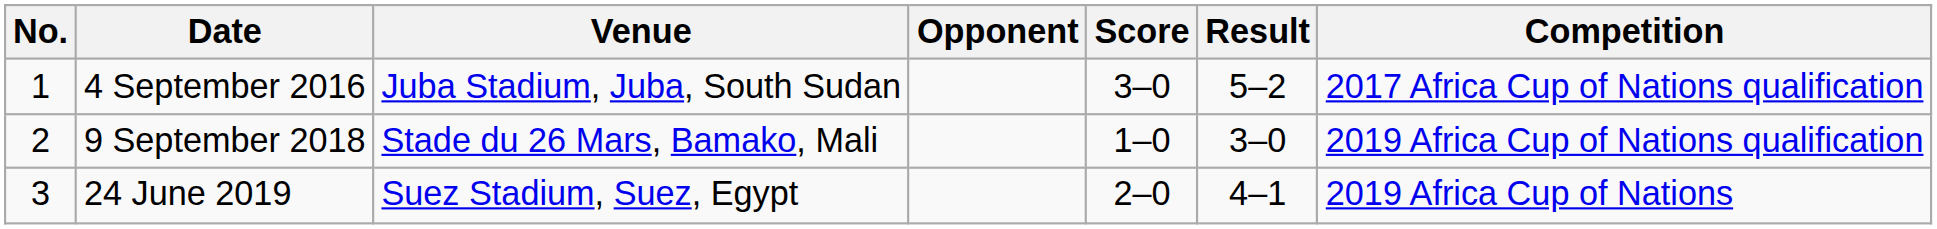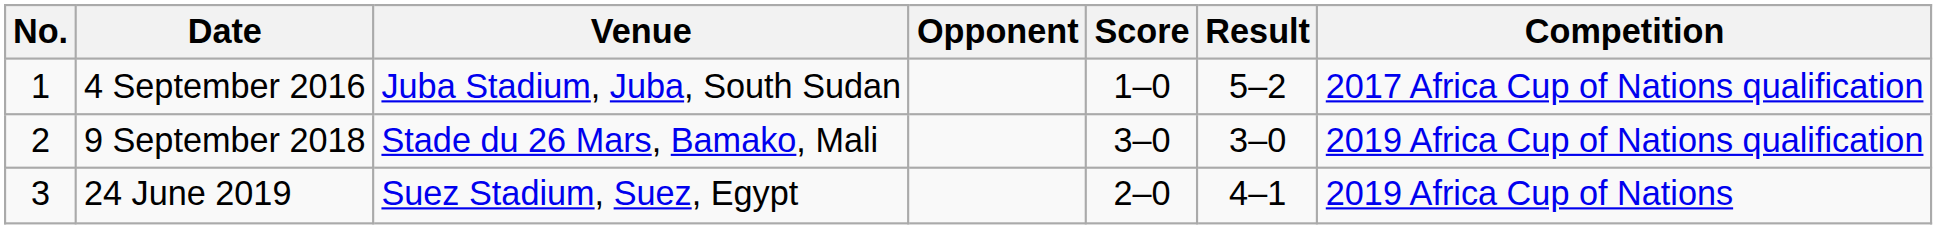(1142, 85) 3–0 -> (1142, 85) 1–0
(1142, 140) 1–0 -> (1142, 140) 3–0
